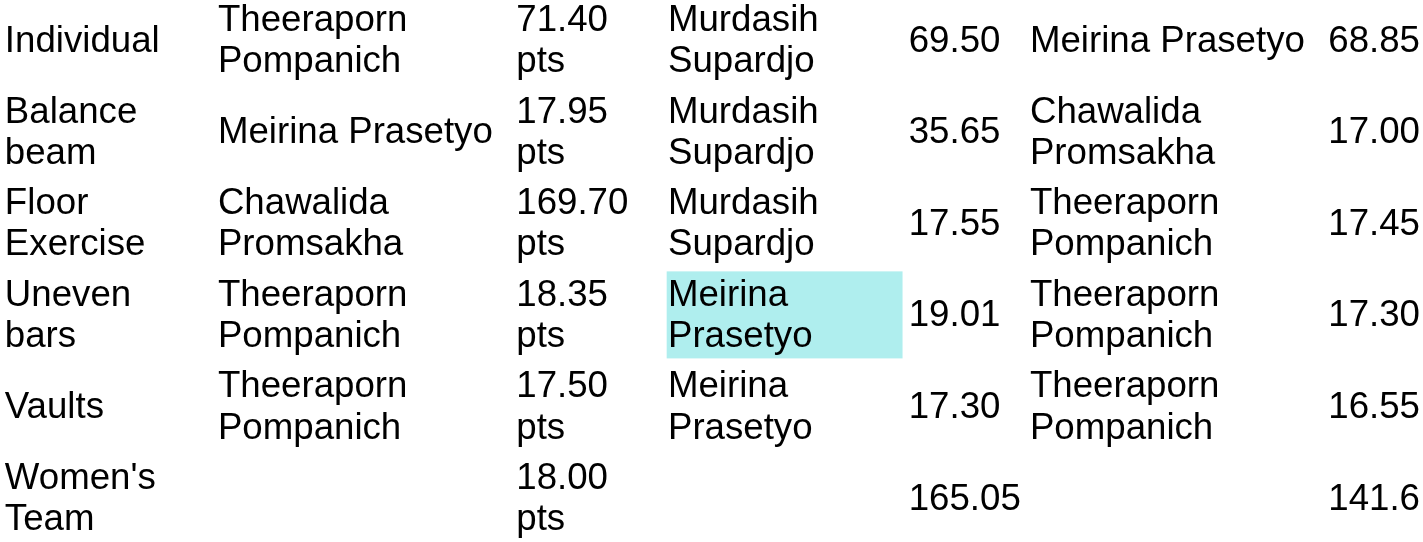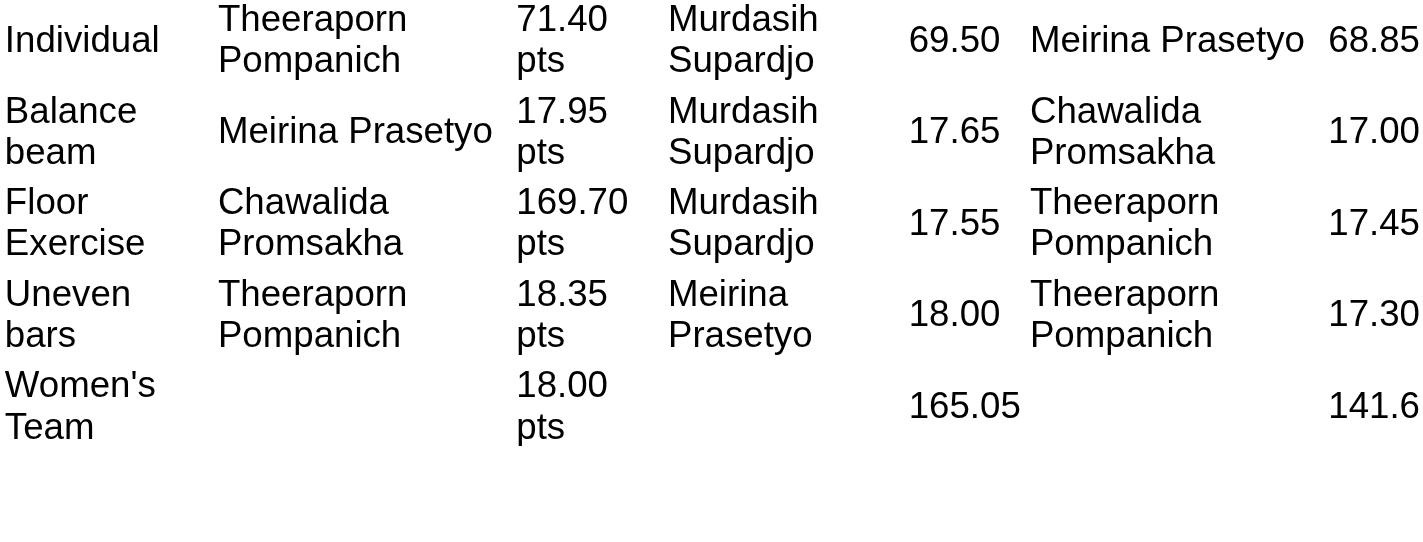(955, 131) 35.65 -> (955, 131) 17.65
(740, 314) paleturquoise background -> (740, 314) no background
(955, 314) 19.01 -> (955, 314) 18.00
- row: (54, 405)
